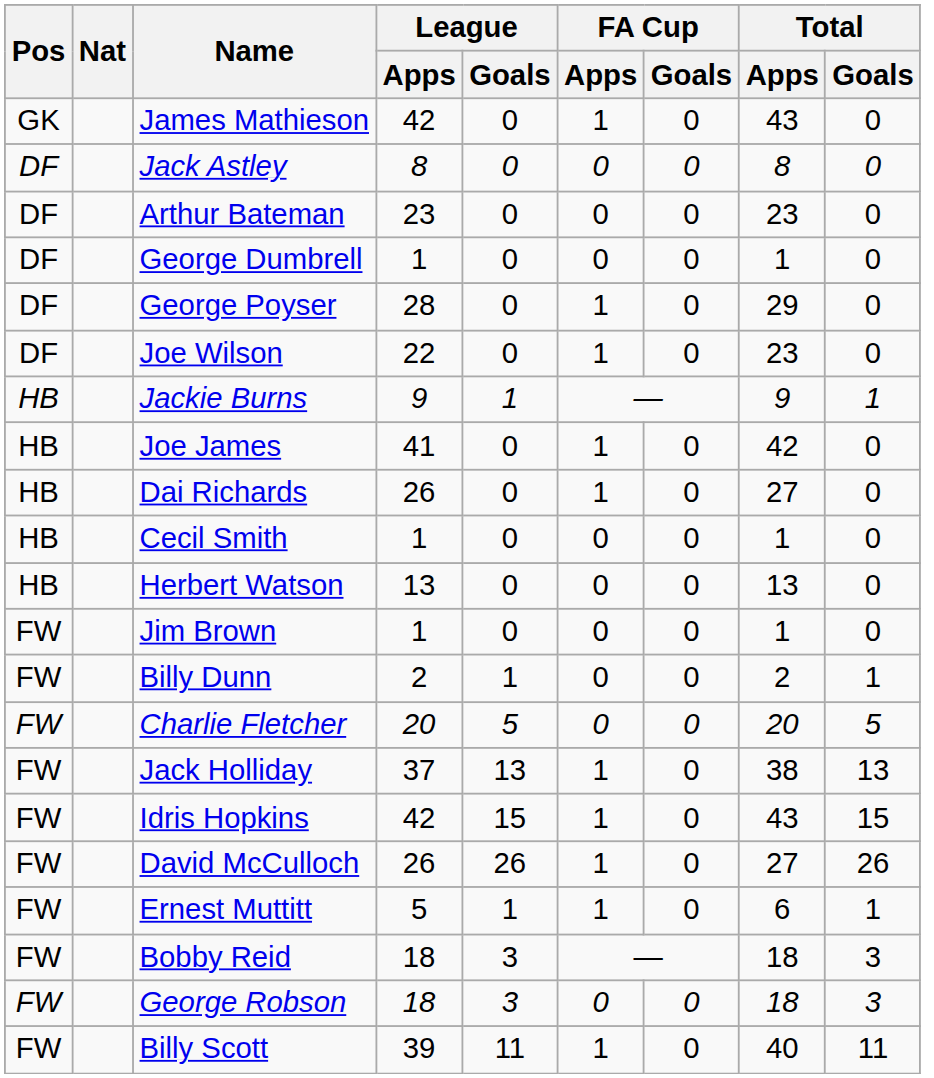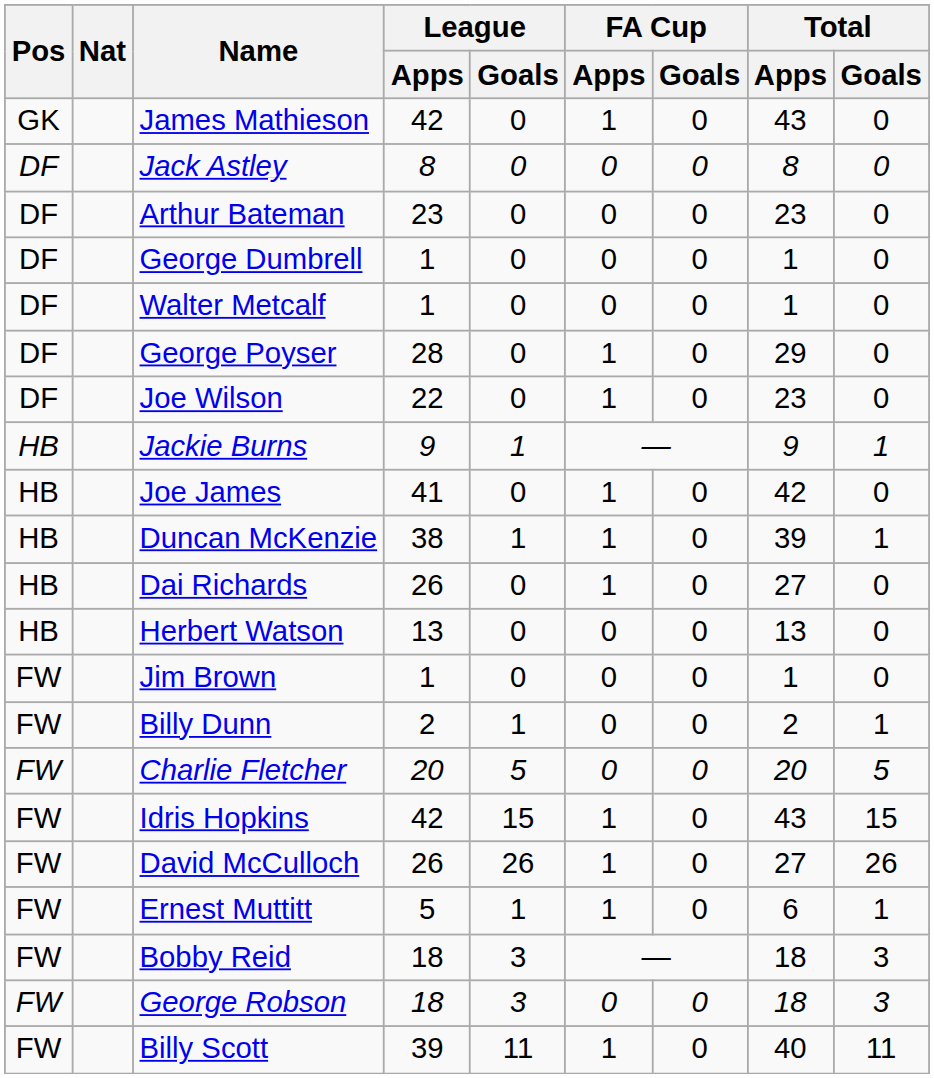+ row: (233, 306)
+ row: (258, 538)
- row: (214, 538)
- row: (226, 770)
